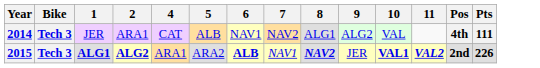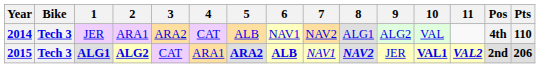+ column: (171, 14)
(484, 33) 111 -> (523, 33) 110
(208, 53) normal -> (247, 53) bold
(484, 53) 226 -> (523, 53) 206
